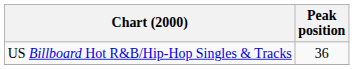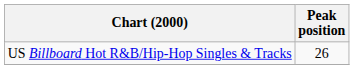(322, 53) 36 -> (322, 53) 26
